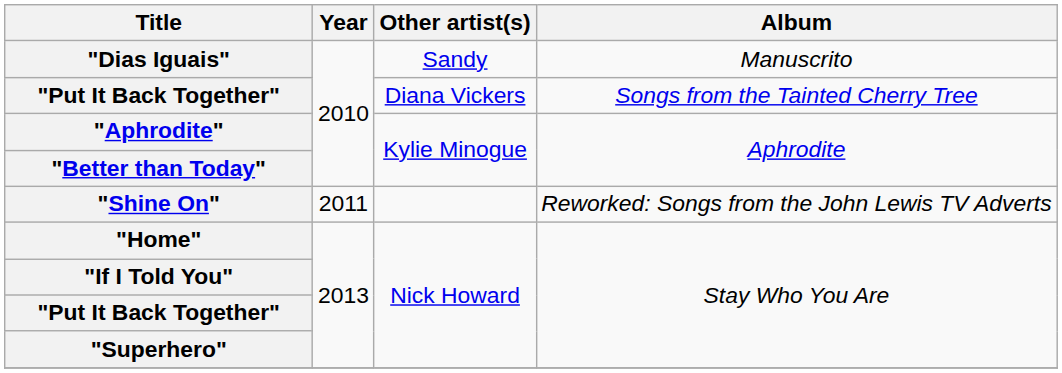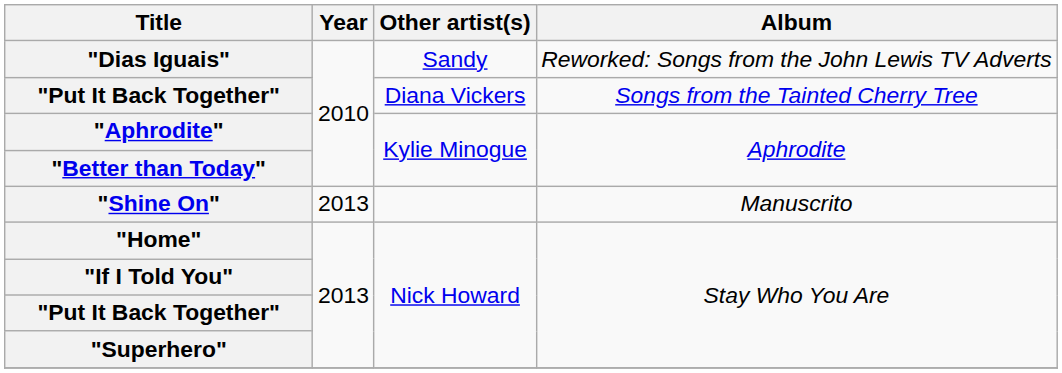(796, 58) Manuscrito -> (796, 58) Reworked: Songs from the John Lewis TV Adverts
(343, 204) 2011 -> (343, 204) 2013
(796, 204) Reworked: Songs from the John Lewis TV Adverts -> (796, 204) Manuscrito
